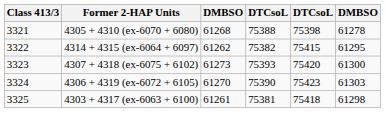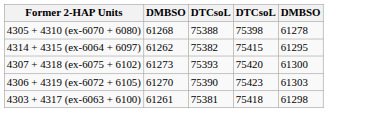- column: (33, 13)
